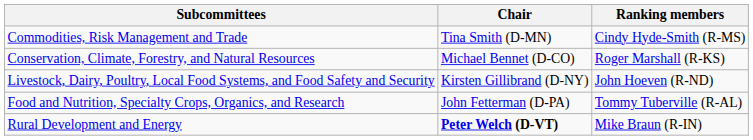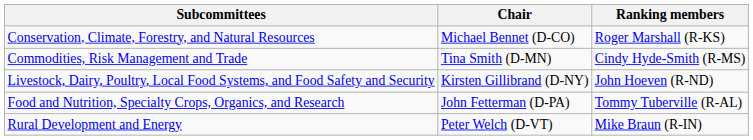rows swapped: (127, 37) <-> (161, 59)
(500, 124) bold -> (497, 124) normal
